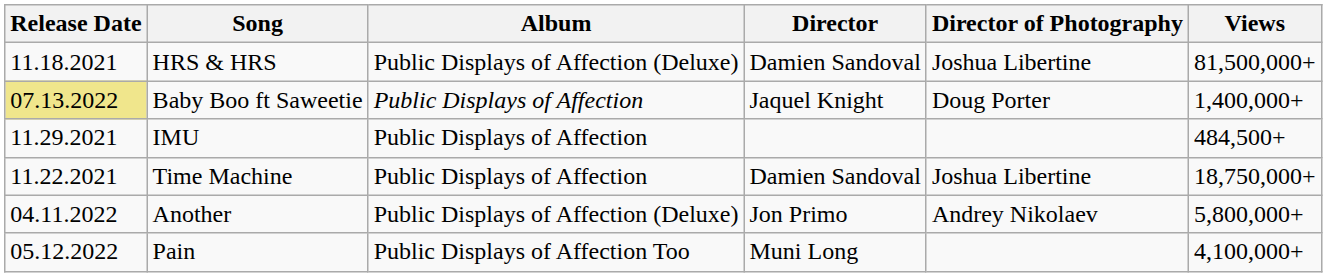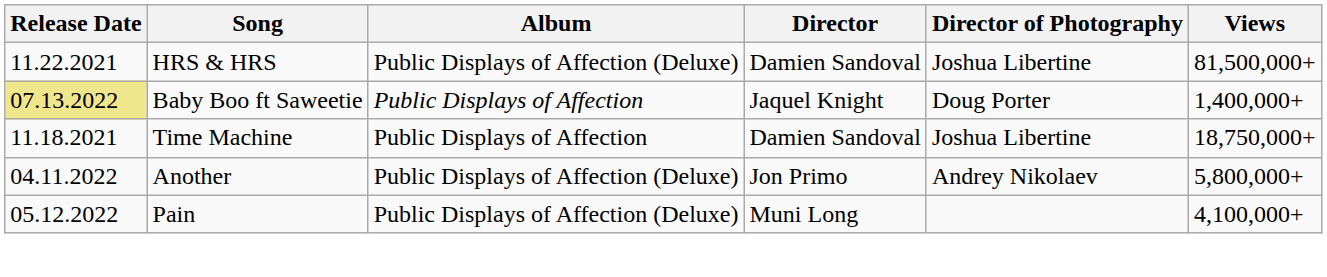(64, 61) 11.18.2021 -> (64, 61) 11.22.2021
- row: (176, 137)
(64, 175) 11.22.2021 -> (64, 137) 11.18.2021
(532, 251) Public Displays of Affection Too -> (556, 213) Public Displays of Affection (Deluxe)
